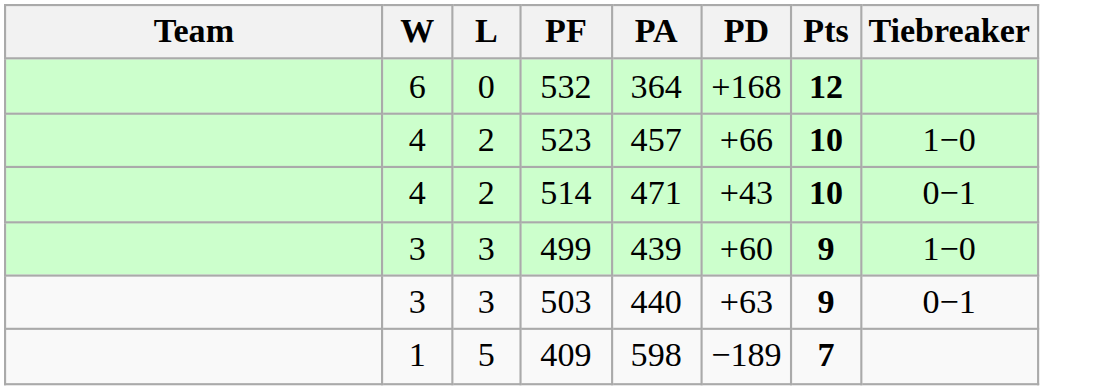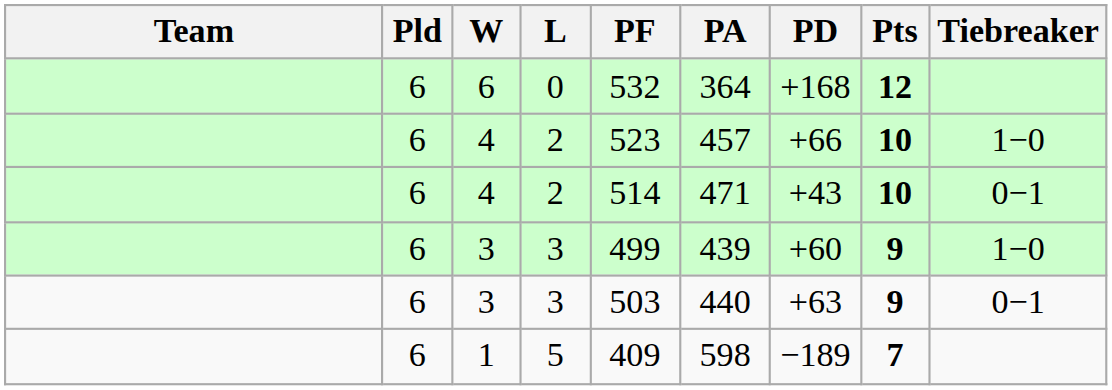+ column: (417, 31)
